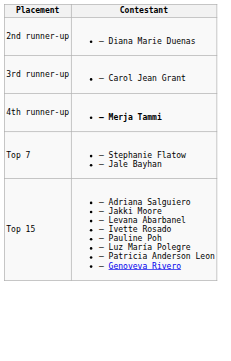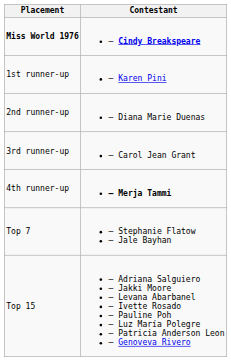+ row: (42, 37)
+ row: (38, 75)
